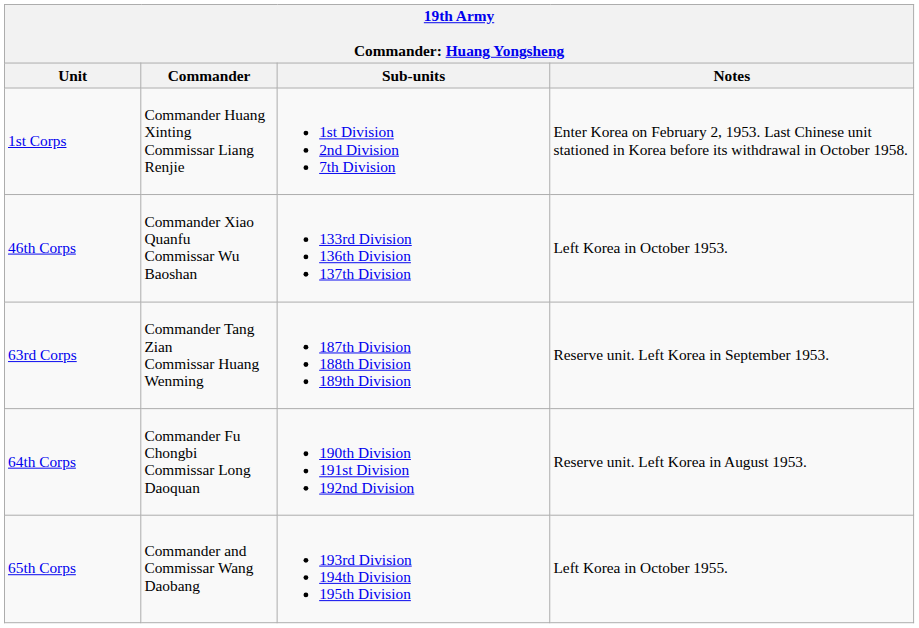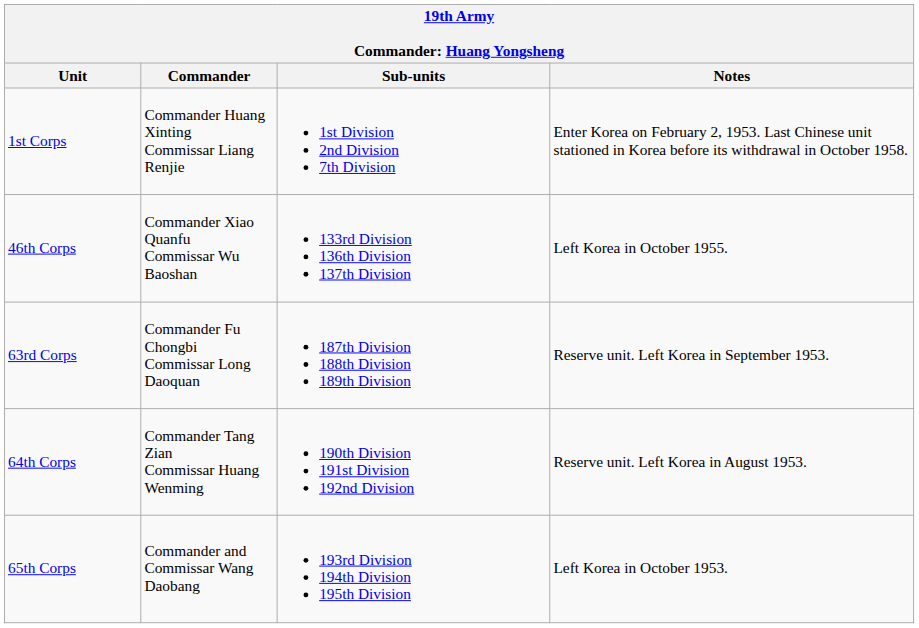(641, 248) Left Korea in October 1953. -> (641, 248) Left Korea in October 1955.
(202, 355) Commander Tang Zian Commissar Huang Wenming -> (198, 355) Commander Fu Chongbi Commissar Long Daoquan
(198, 461) Commander Fu Chongbi Commissar Long Daoquan -> (202, 461) Commander Tang Zian Commissar Huang Wenming
(641, 568) Left Korea in October 1955. -> (641, 568) Left Korea in October 1953.
